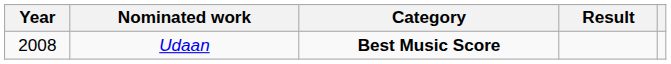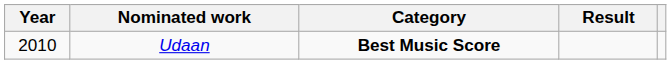(37, 45) 2008 -> (37, 45) 2010
